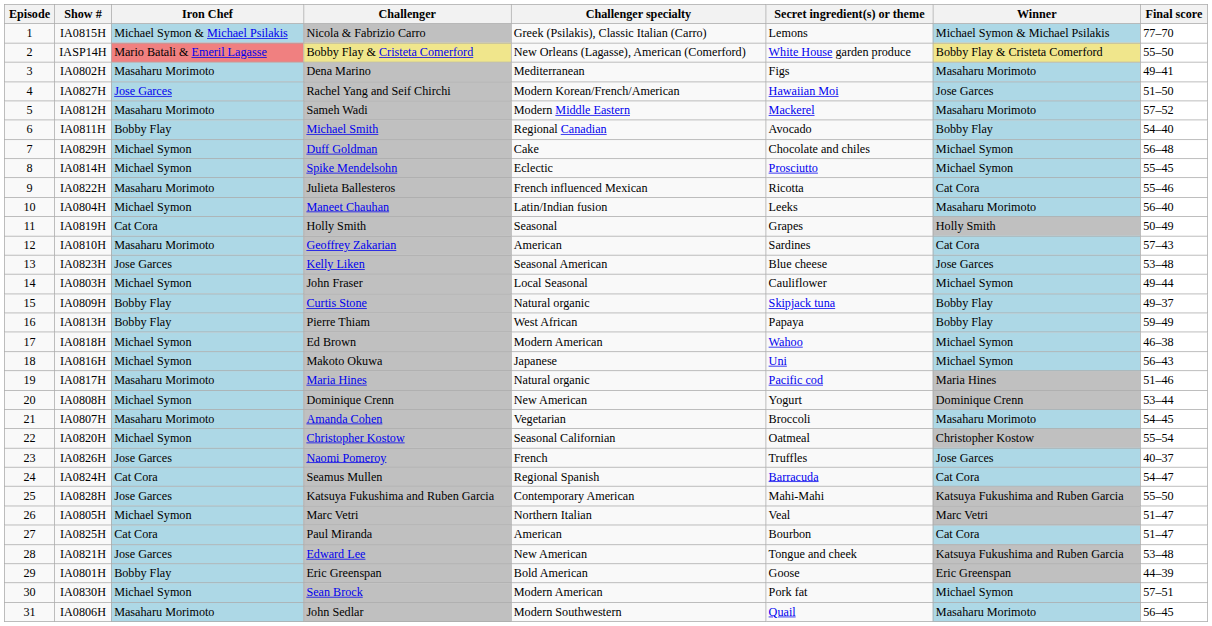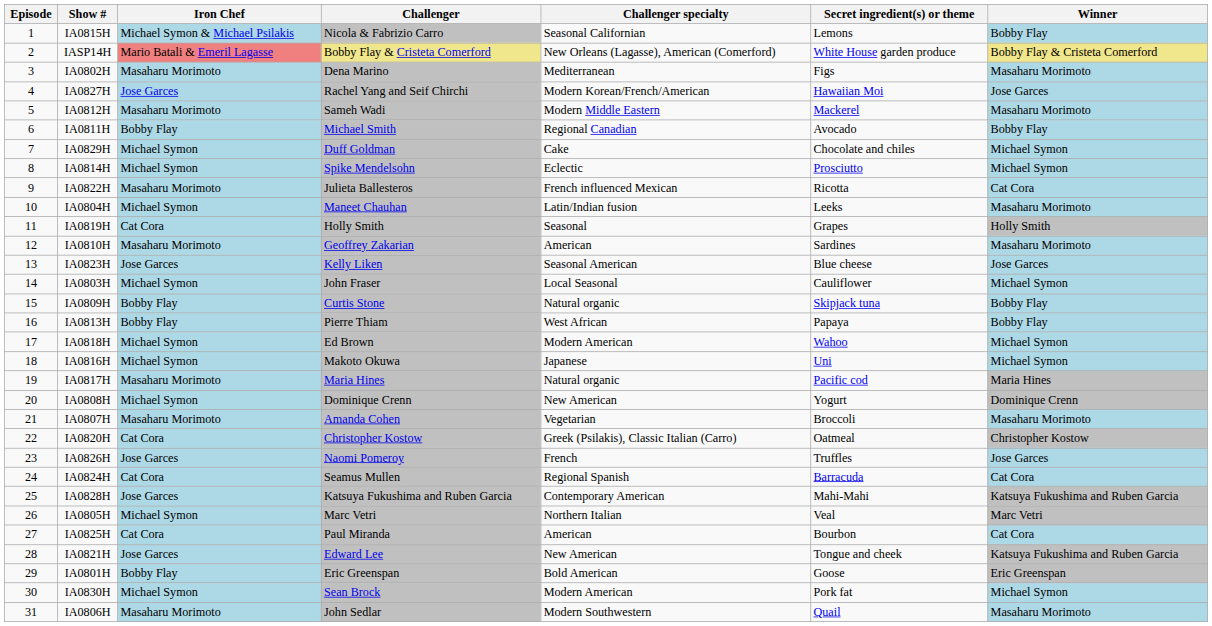- column: (1174, 14)
(610, 33) Greek (Psilakis), Classic Italian (Carro) -> (594, 33) Seasonal Californian
(1023, 33) Michael Symon & Michael Psilakis -> (1019, 33) Bobby Flay
(958, 245) Cat Cora -> (1041, 245) Masaharu Morimoto
(153, 438) Michael Symon -> (142, 438) Cat Cora
(565, 438) Seasonal Californian -> (640, 438) Greek (Psilakis), Classic Italian (Carro)
